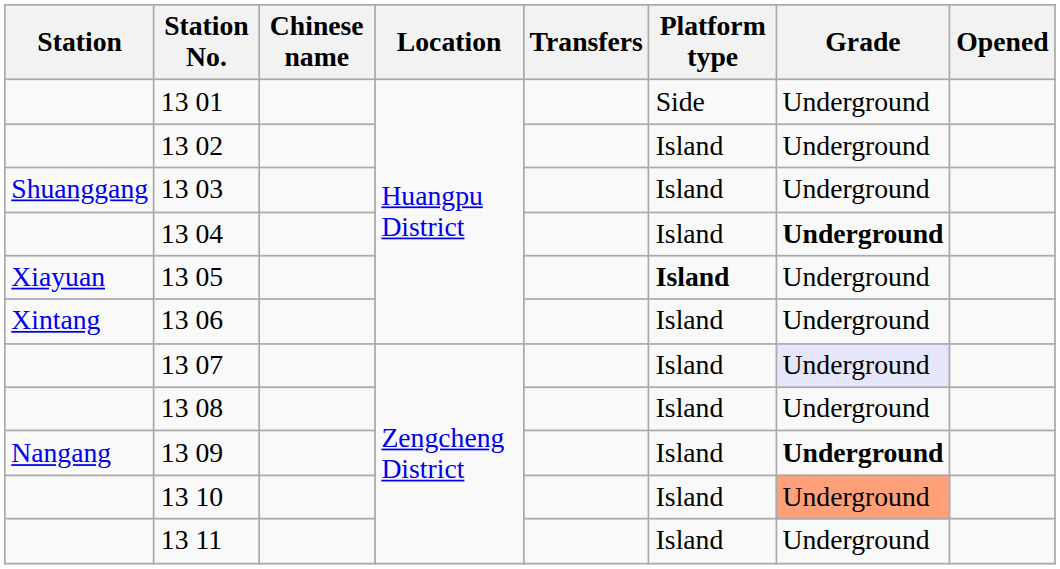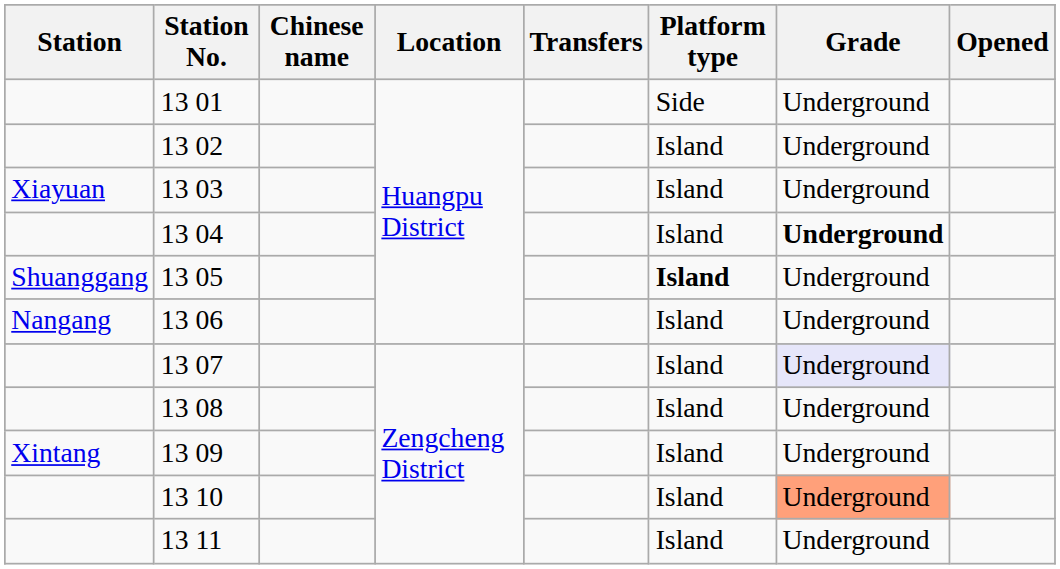(80, 189) Shuanggang -> (58, 189) Xiayuan
(58, 277) Xiayuan -> (80, 277) Shuanggang
(56, 320) Xintang -> (61, 320) Nangang
(61, 452) Nangang -> (56, 452) Xintang
(863, 452) bold -> (856, 452) normal
